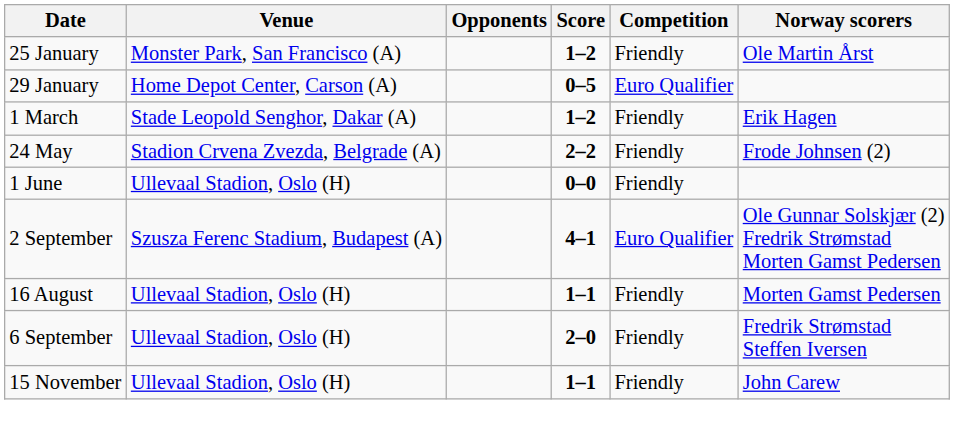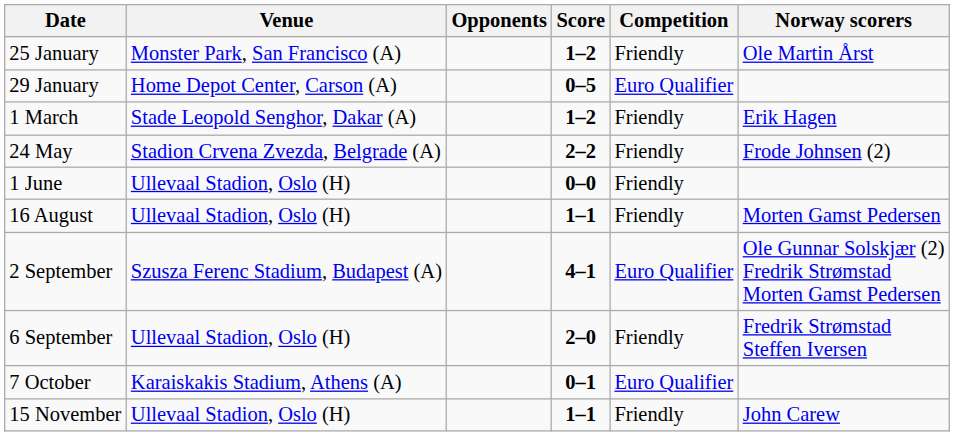rows swapped: (51, 294) <-> (61, 238)
+ row: (50, 382)
